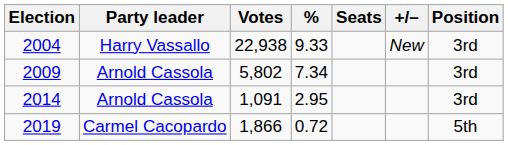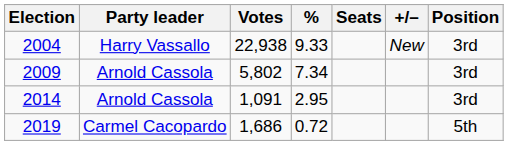(261, 126) 1,866 -> (261, 126) 1,686
